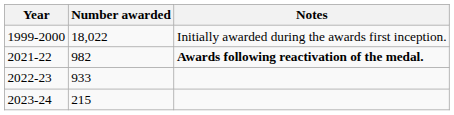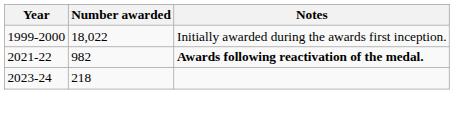- row: (30, 78)
(81, 99) 215 -> (81, 78) 218
